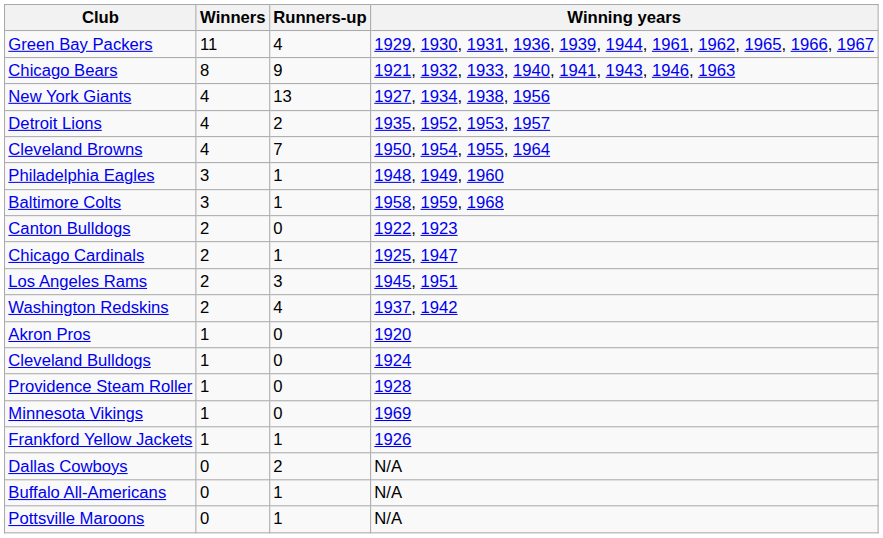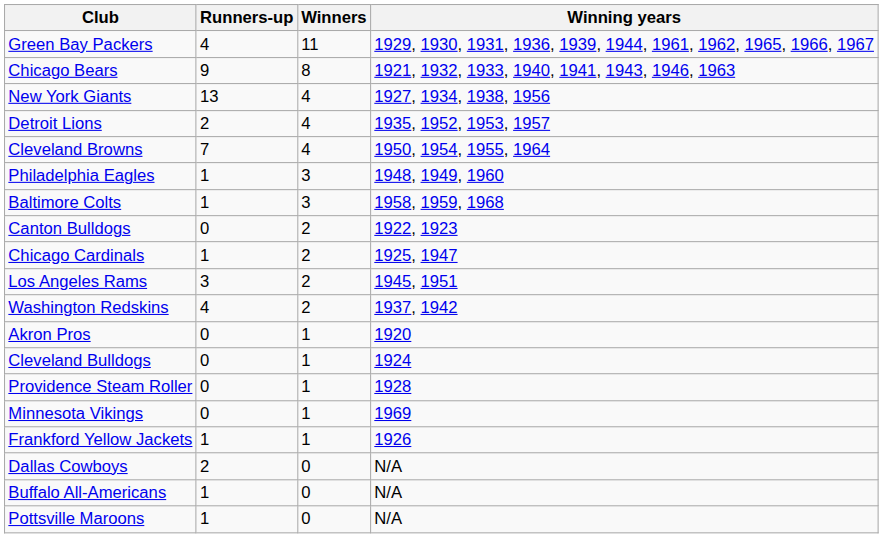columns swapped: (233, 17) <-> (320, 17)
